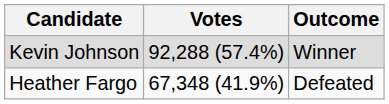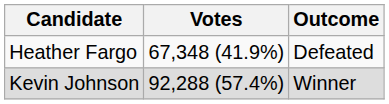rows swapped: (74, 51) <-> (73, 83)
